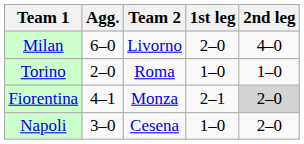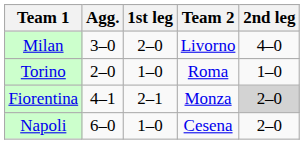columns swapped: (155, 17) <-> (213, 17)
(103, 44) 6–0 -> (103, 44) 3–0
(103, 125) 3–0 -> (103, 125) 6–0
